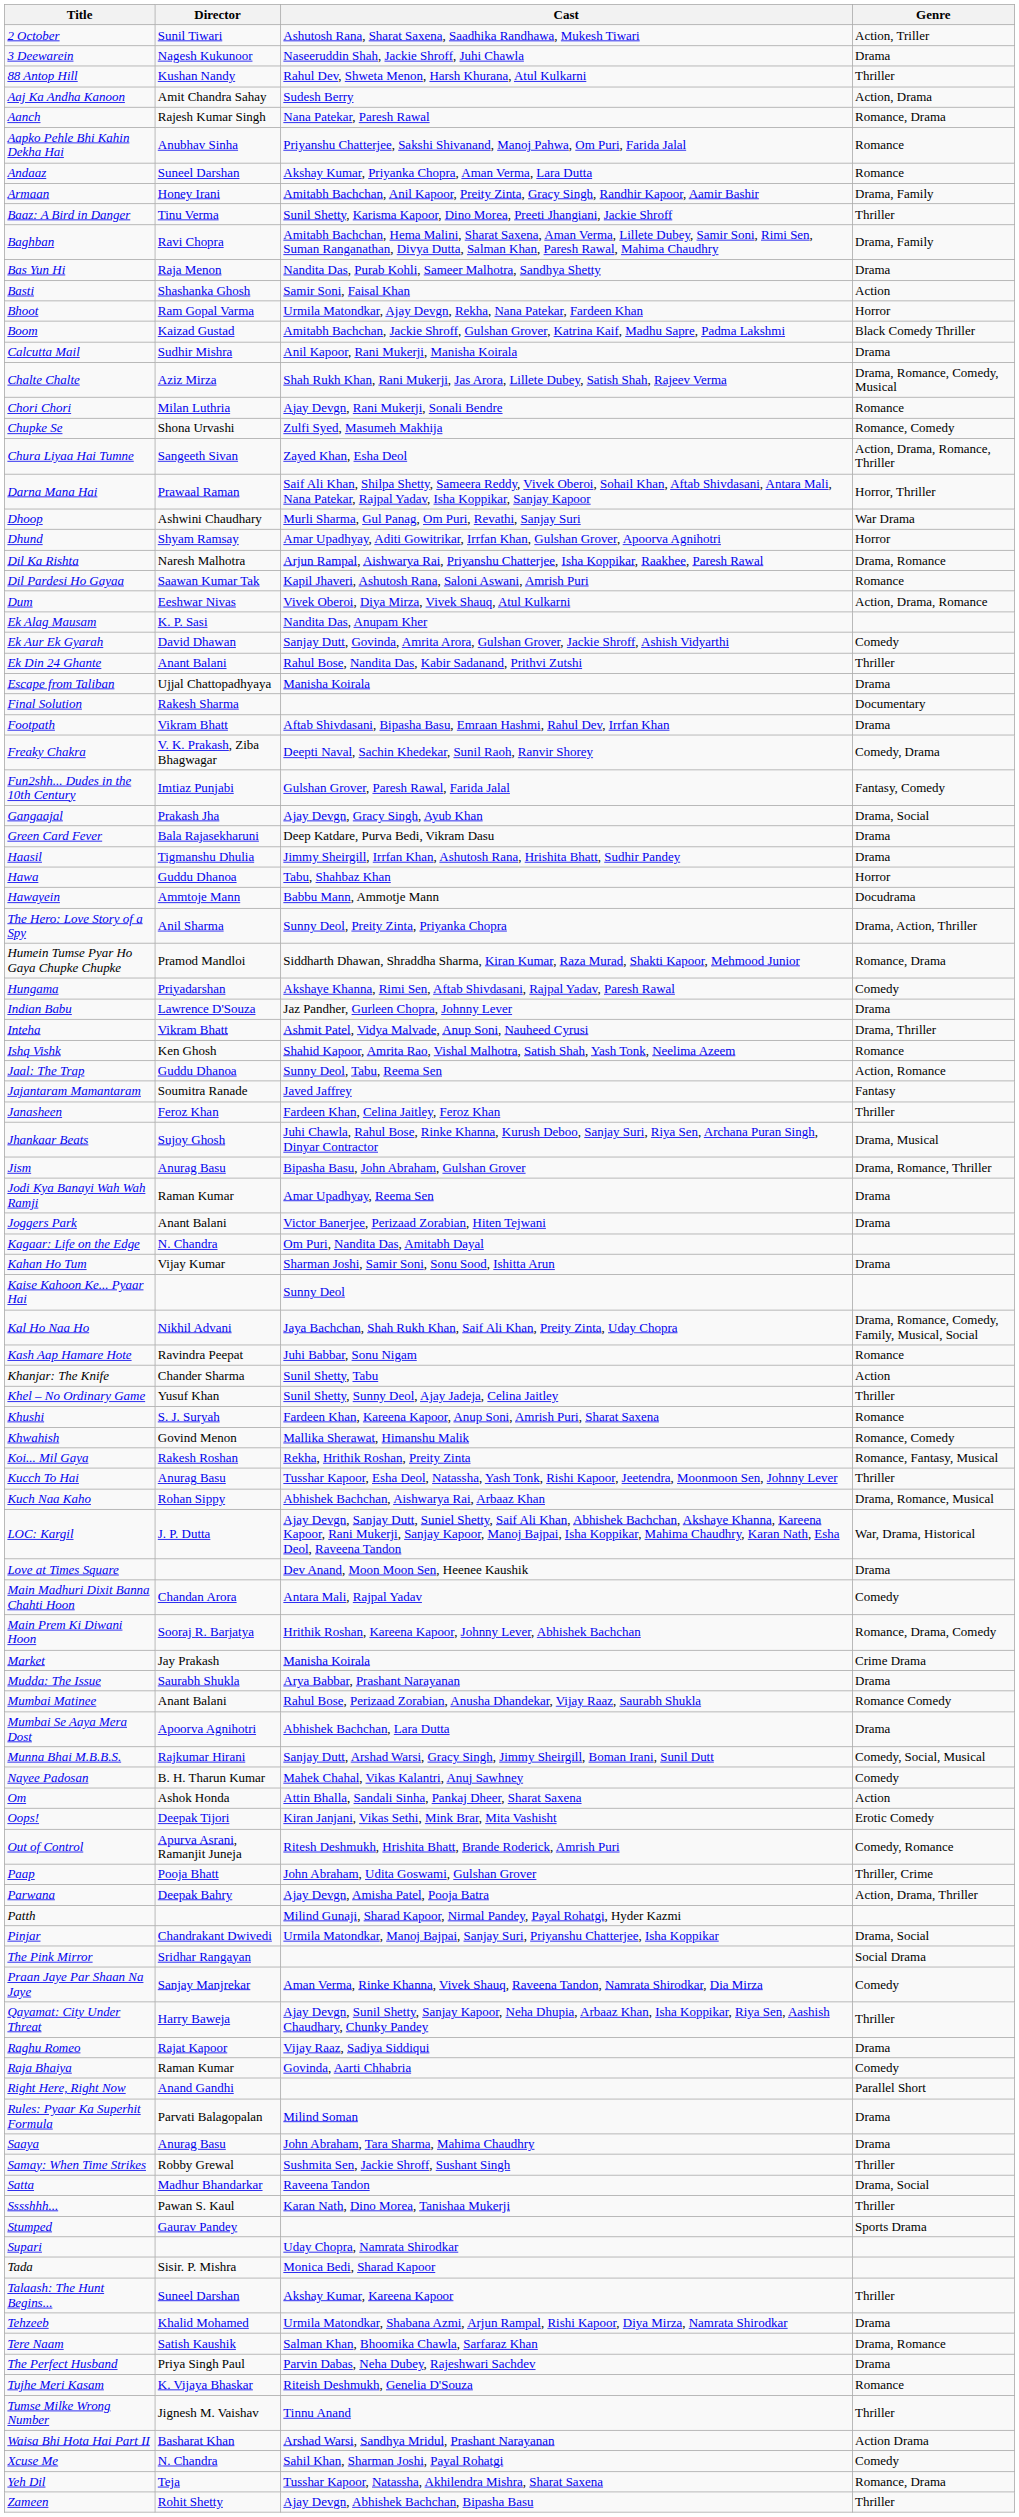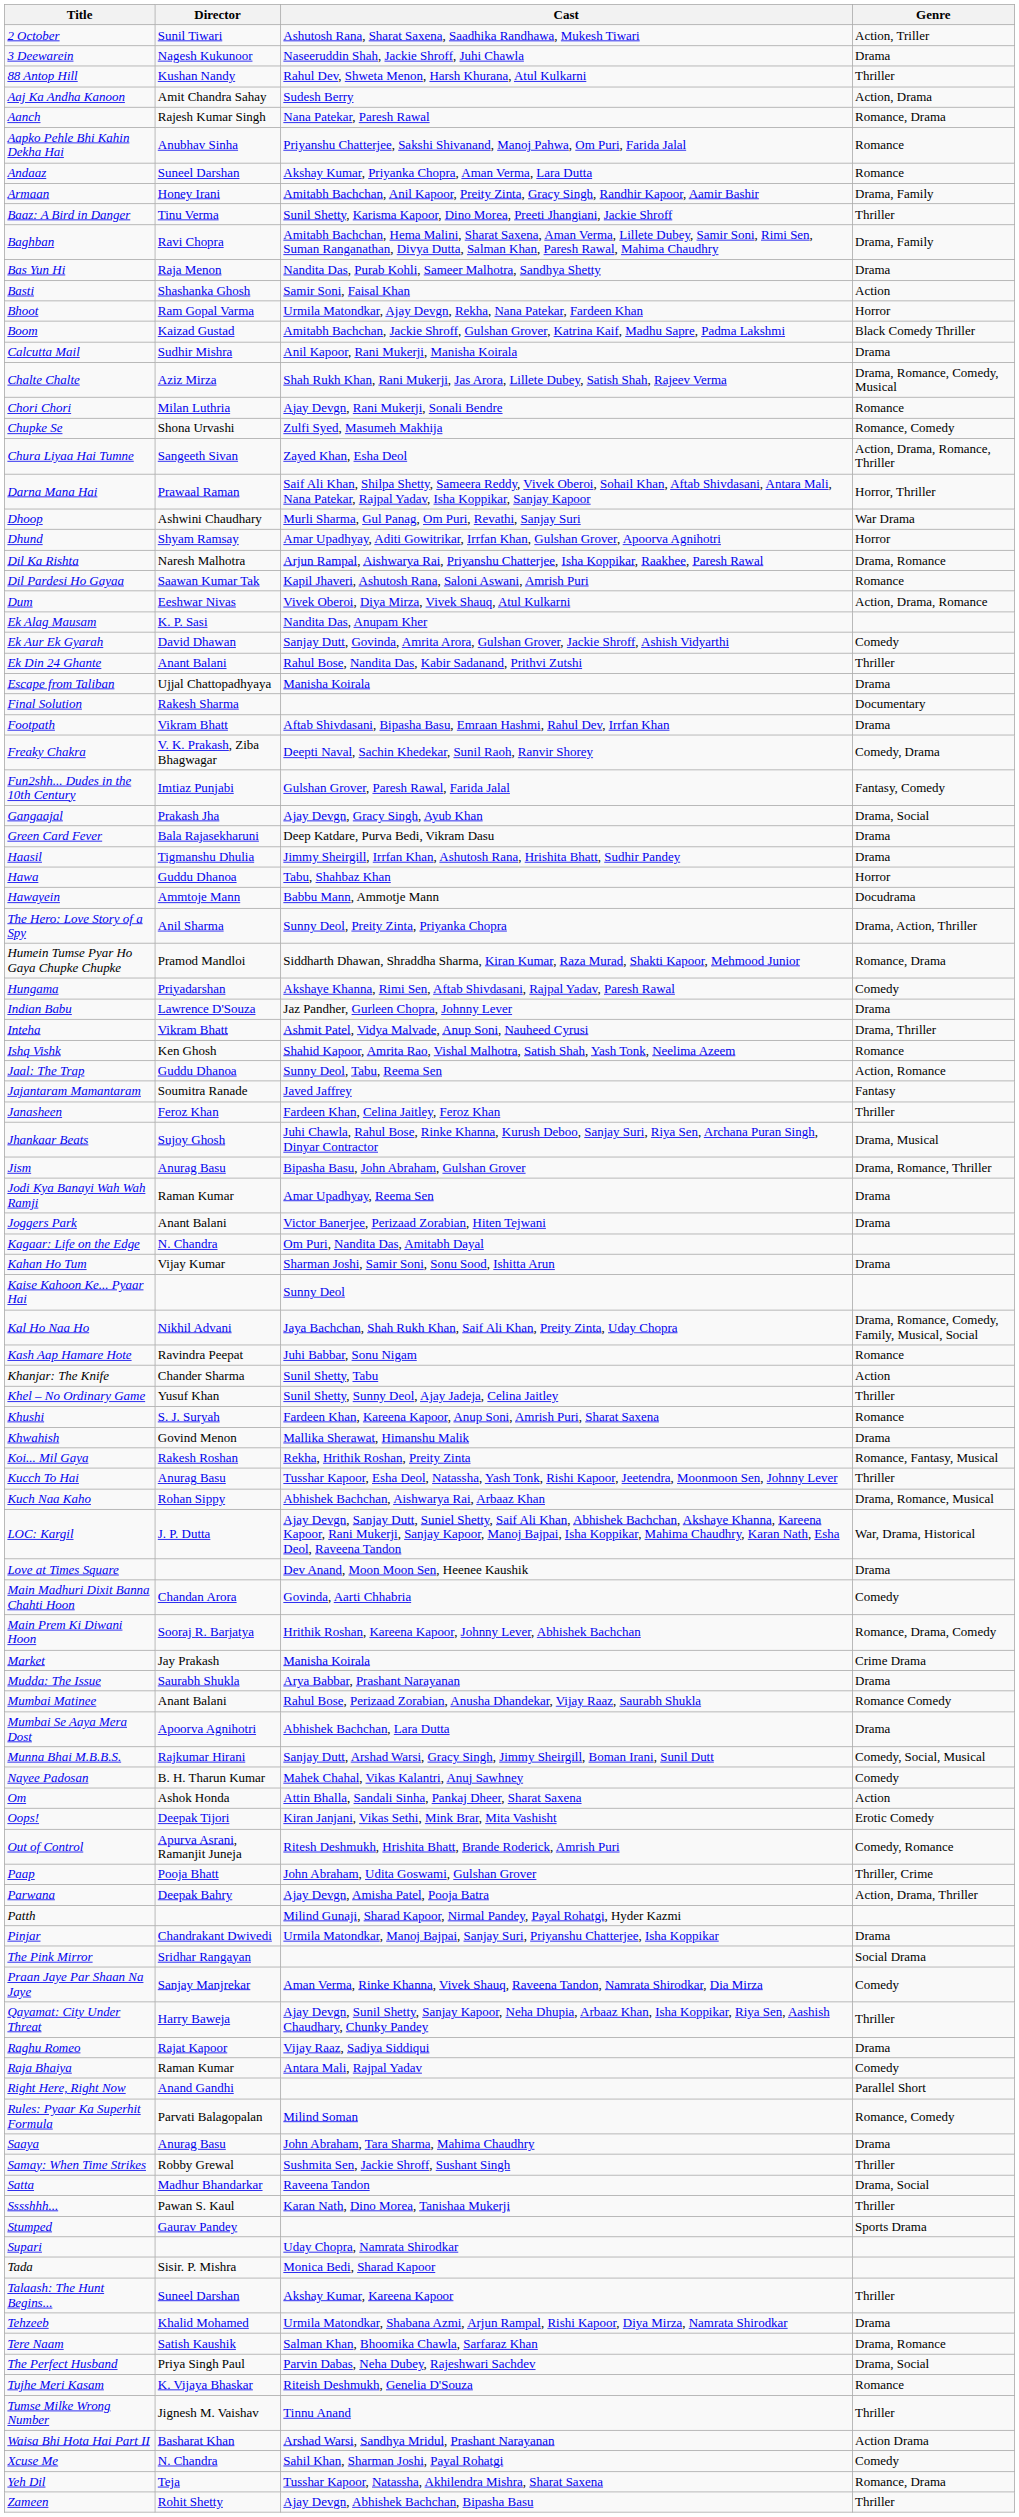(905, 1437) Romance, Comedy -> (873, 1437) Drama
(353, 1597) Antara Mali, Rajpal Yadav -> (347, 1597) Govinda, Aarti Chhabria
(892, 1936) Drama, Social -> (873, 1936) Drama
(347, 2068) Govinda, Aarti Chhabria -> (353, 2068) Antara Mali, Rajpal Yadav
(873, 2116) Drama -> (905, 2116) Romance, Comedy
(873, 2364) Drama -> (892, 2364) Drama, Social
